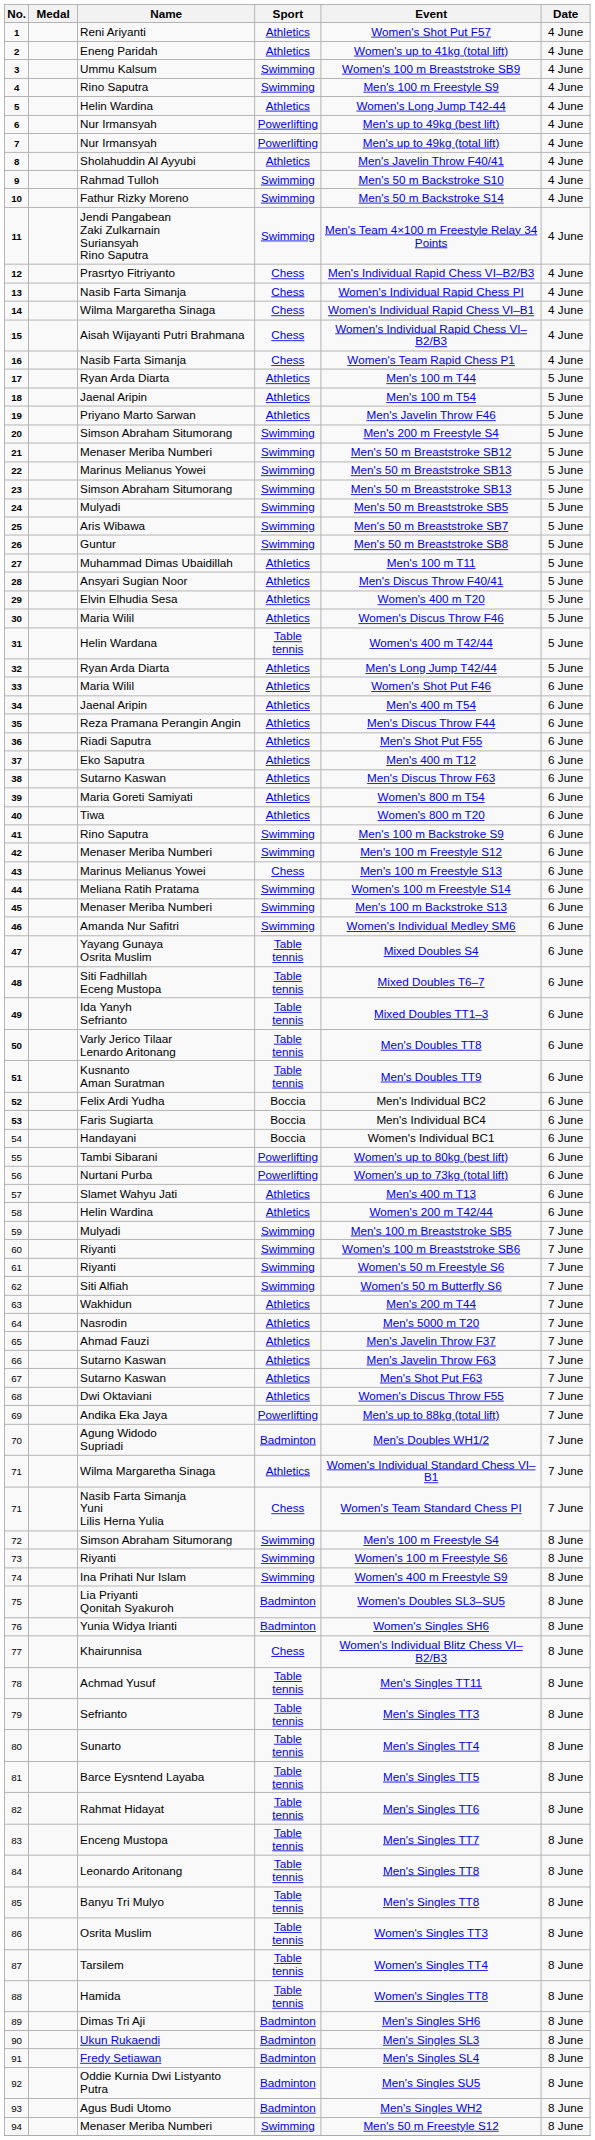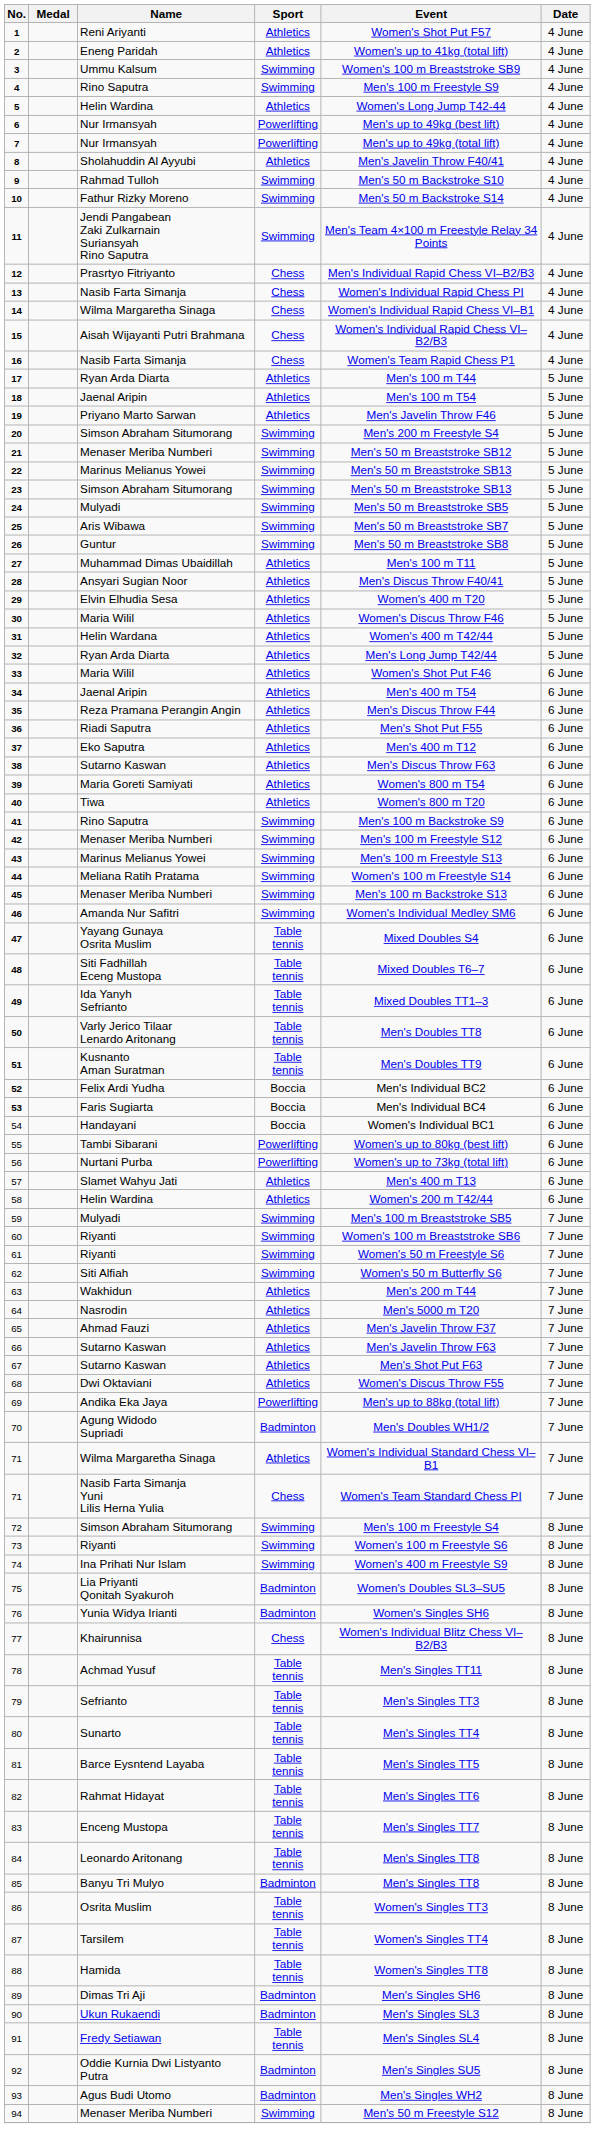(288, 643) Table tennis -> (288, 636) Athletics
(288, 871) Chess -> (288, 858) Swimming
(288, 1902) Table tennis -> (288, 1883) Badminton
(288, 2058) Badminton -> (288, 2038) Table tennis
